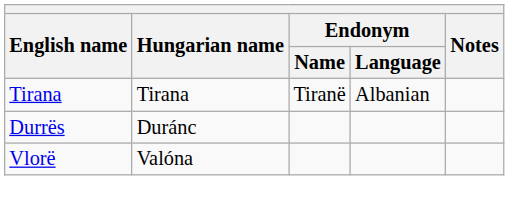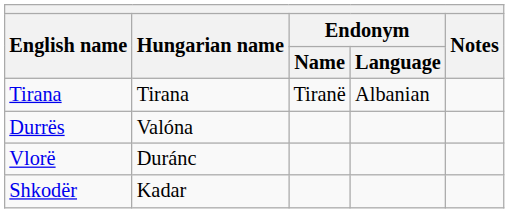(167, 126) Duránc -> (165, 126) Valóna
(165, 158) Valóna -> (167, 158) Duránc
+ row: (43, 191)
